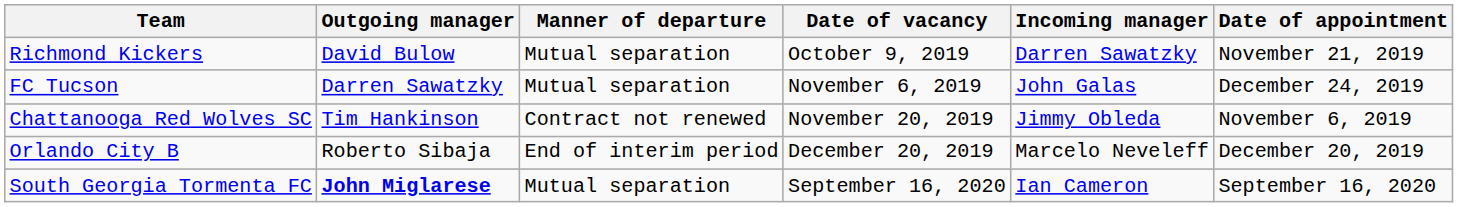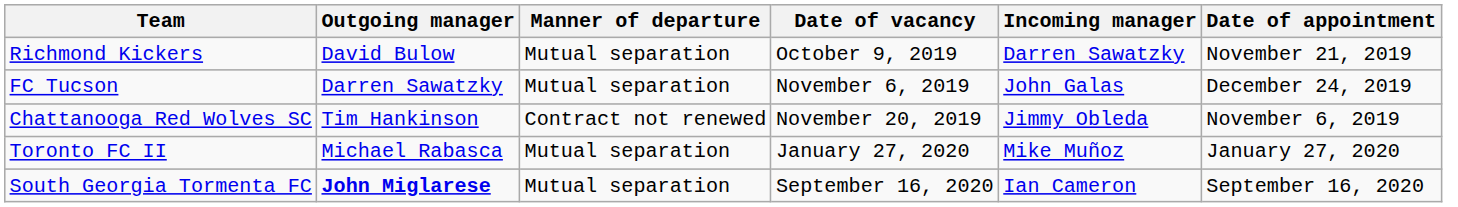- row: (94, 153)
+ row: (88, 153)
